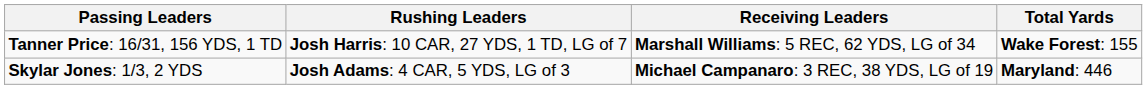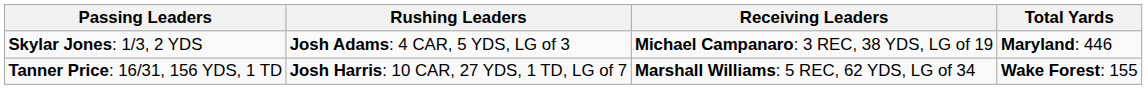rows swapped: (145, 44) <-> (105, 71)
